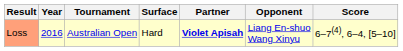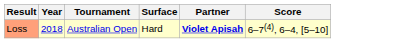- column: (279, 12)
(52, 33) 2016 -> (52, 29) 2018
